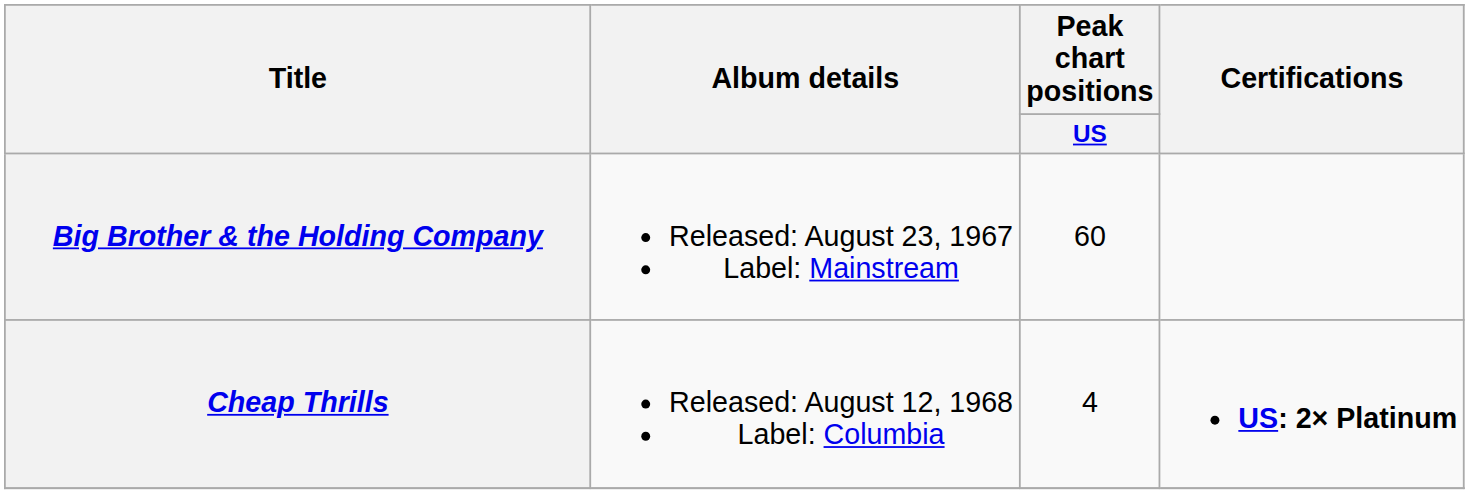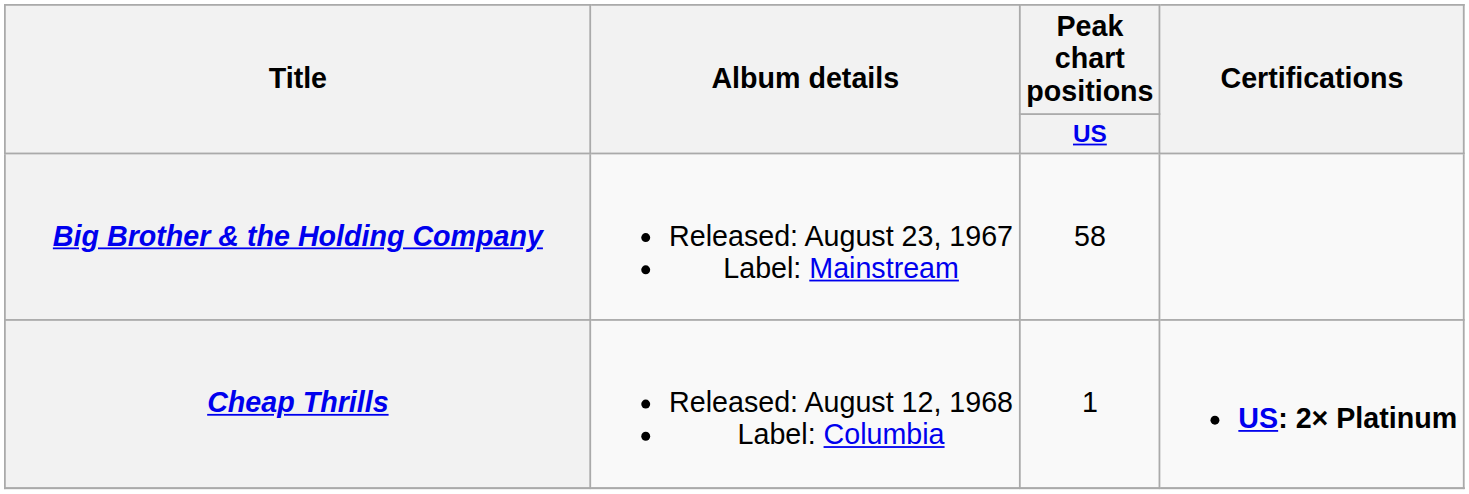(1090, 236) 60 -> (1090, 236) 58
(1090, 403) 4 -> (1090, 403) 1
